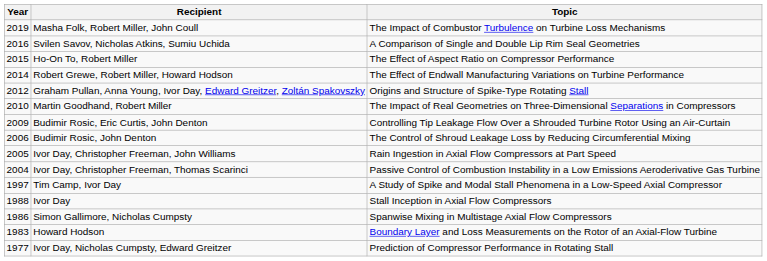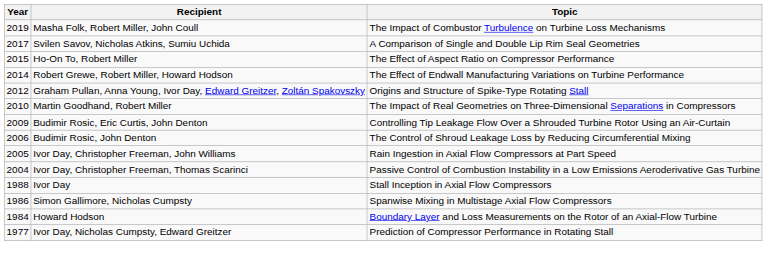(18, 43) 2016 -> (18, 43) 2017
- row: (77, 185)
(18, 232) 1983 -> (18, 216) 1984
